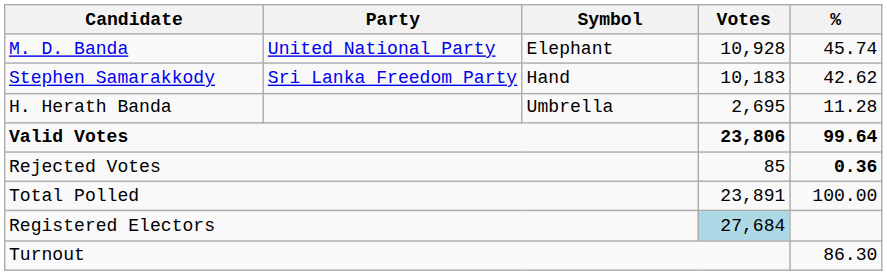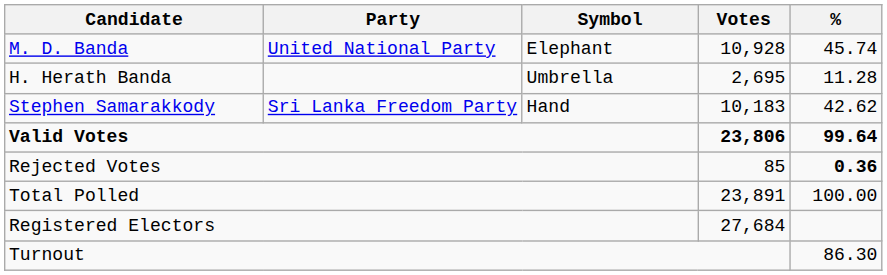rows swapped: (112, 78) <-> (90, 108)
(753, 226) lightblue background -> (753, 226) no background
